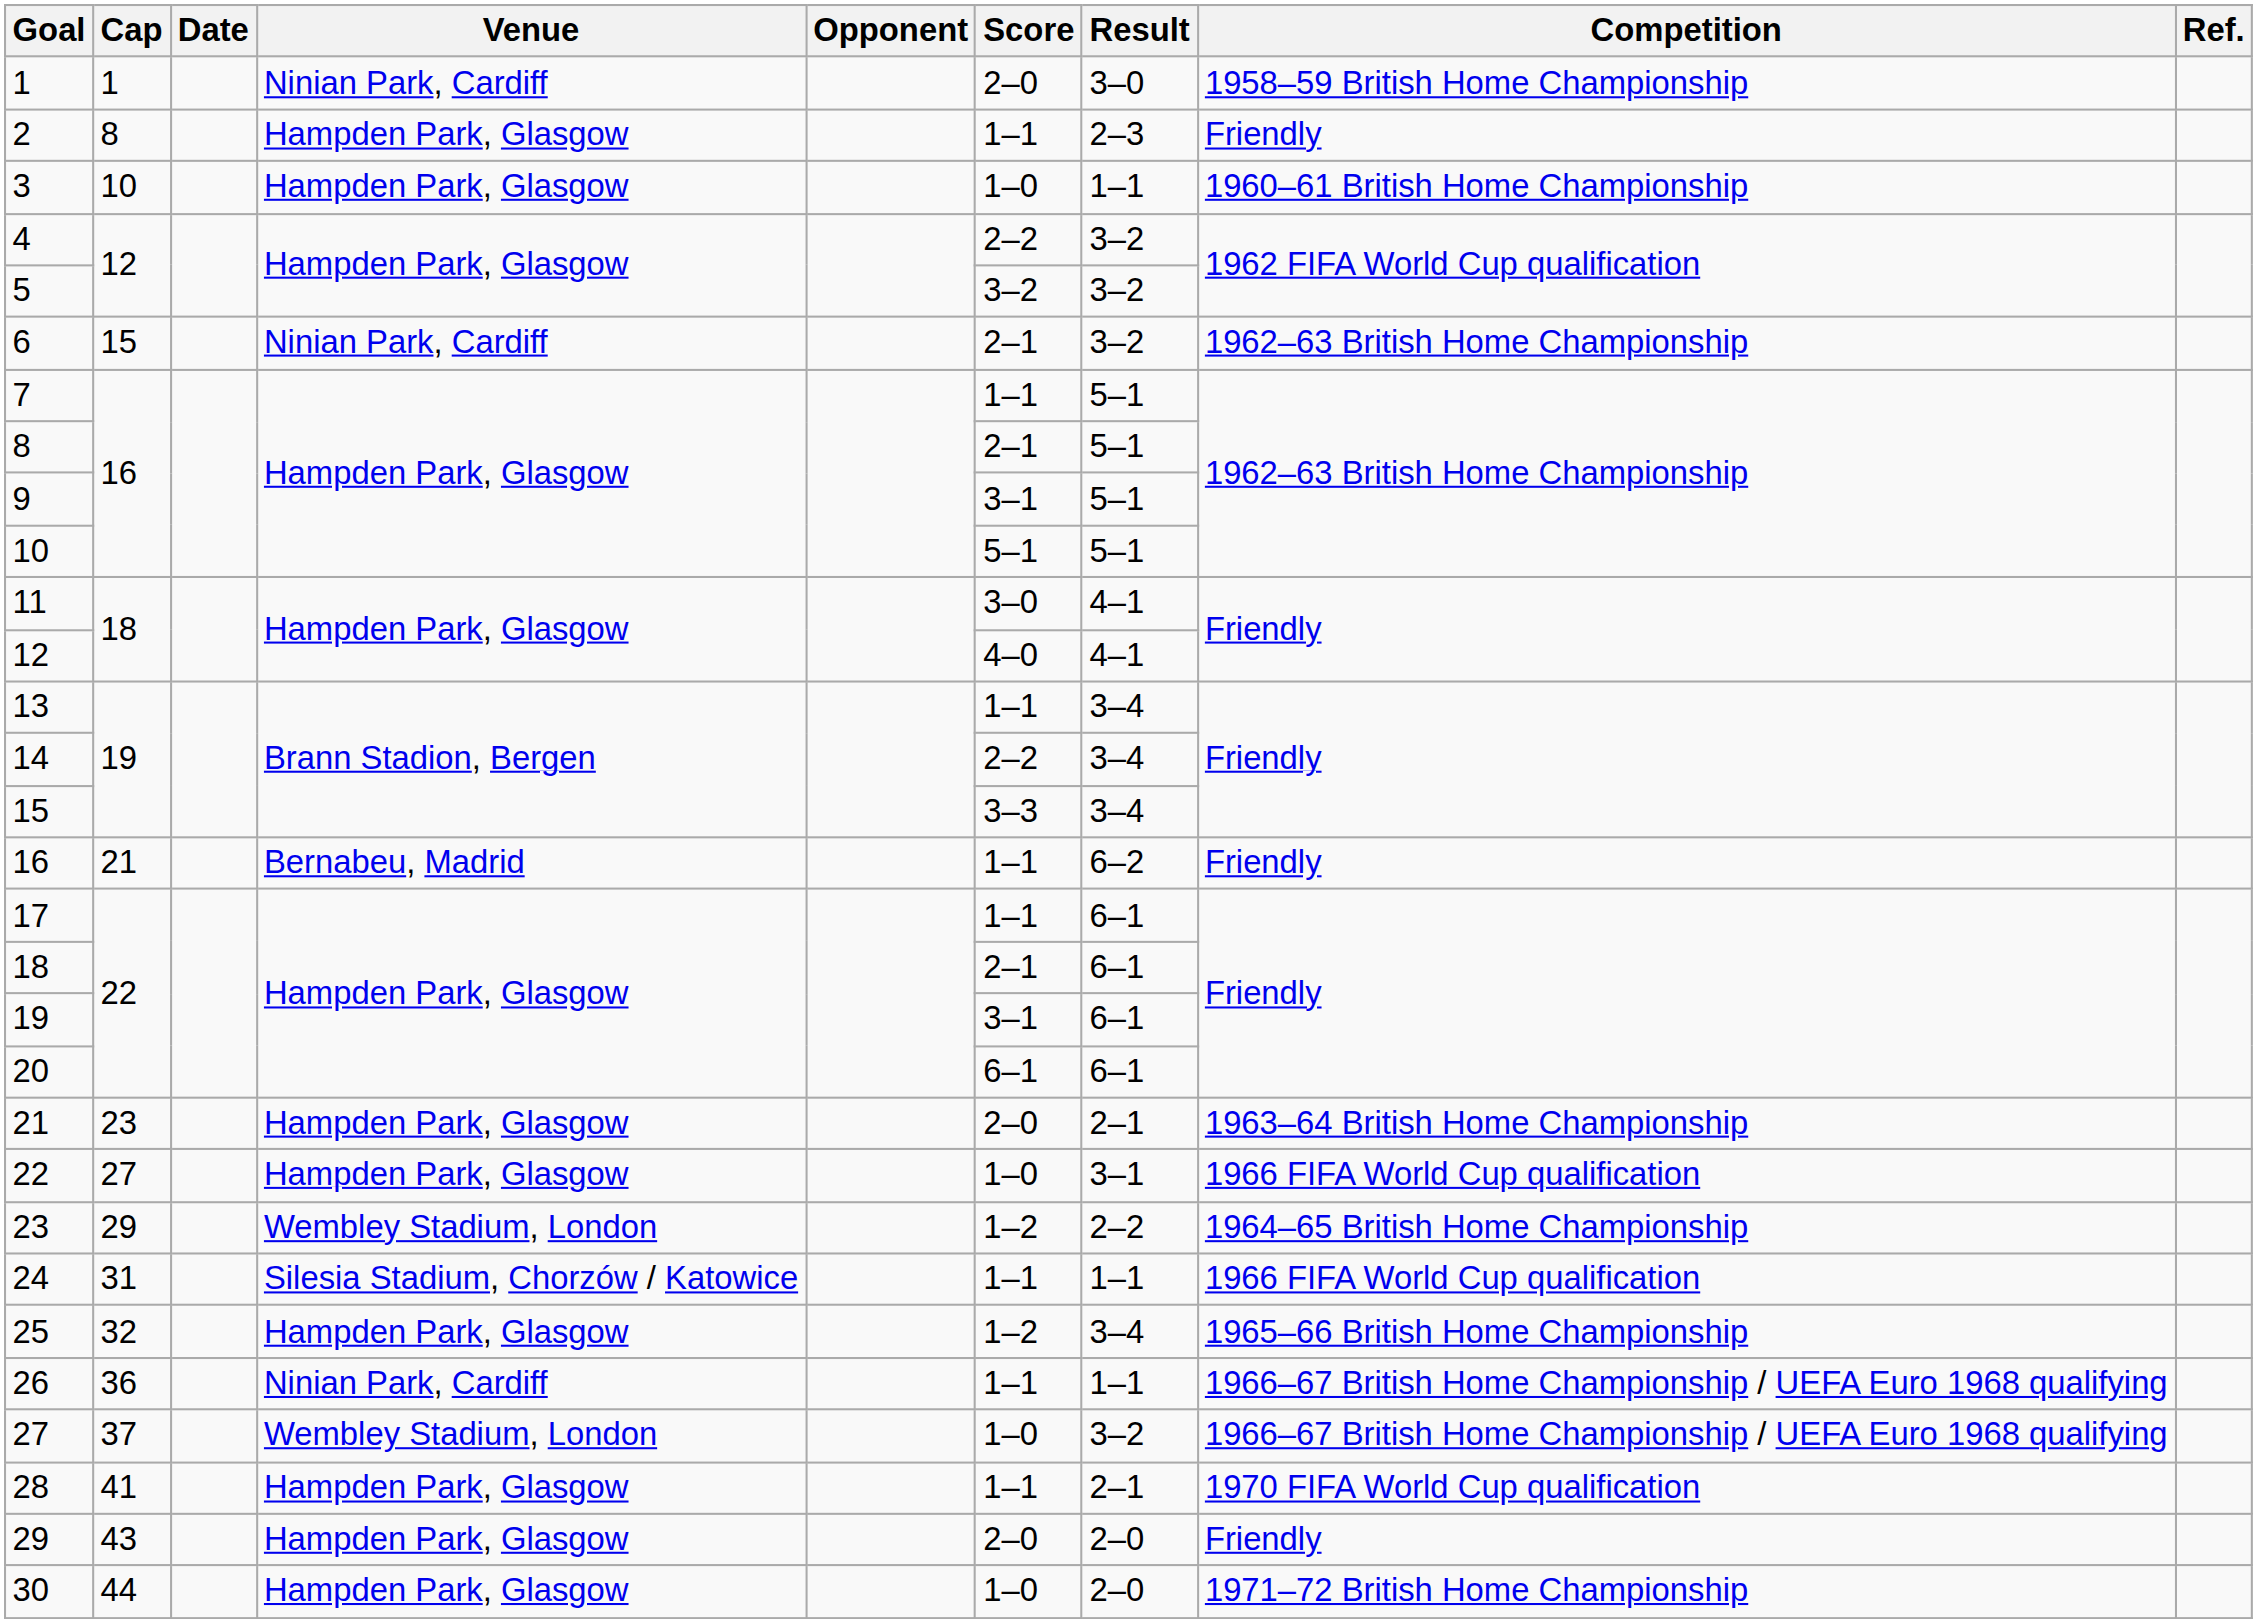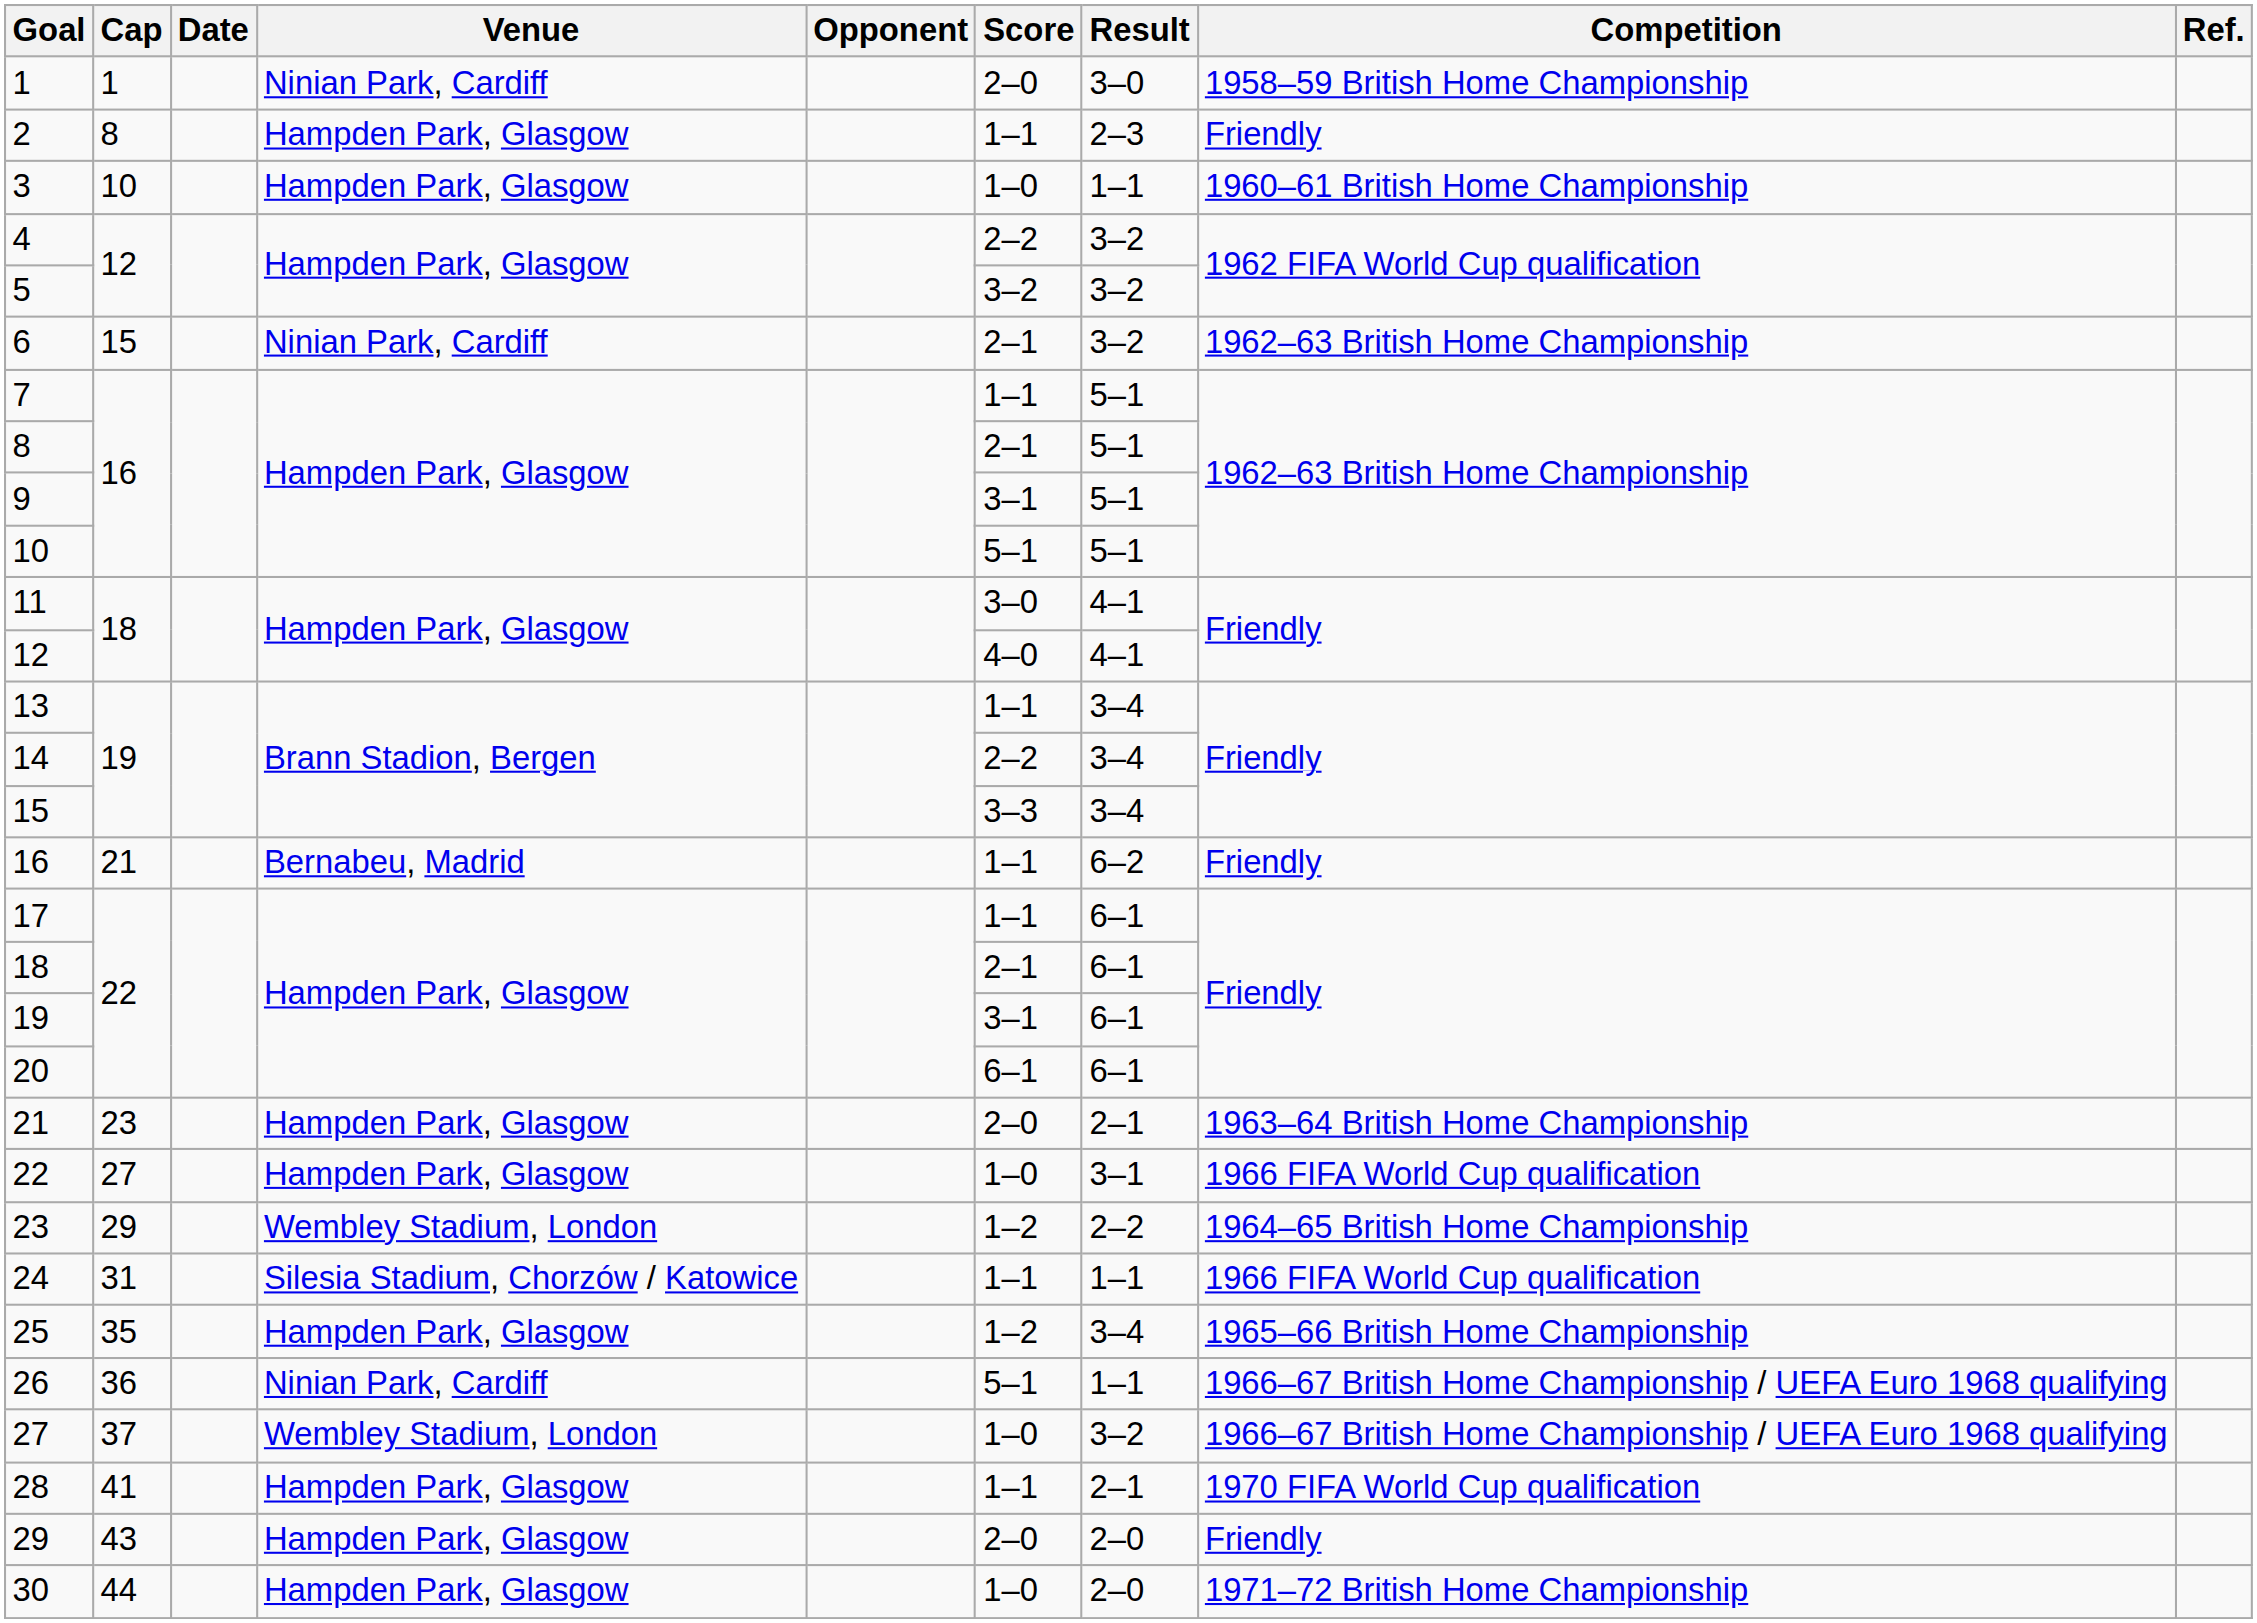(119, 1330) 32 -> (119, 1330) 35
(1011, 1382) 1–1 -> (1011, 1382) 5–1
